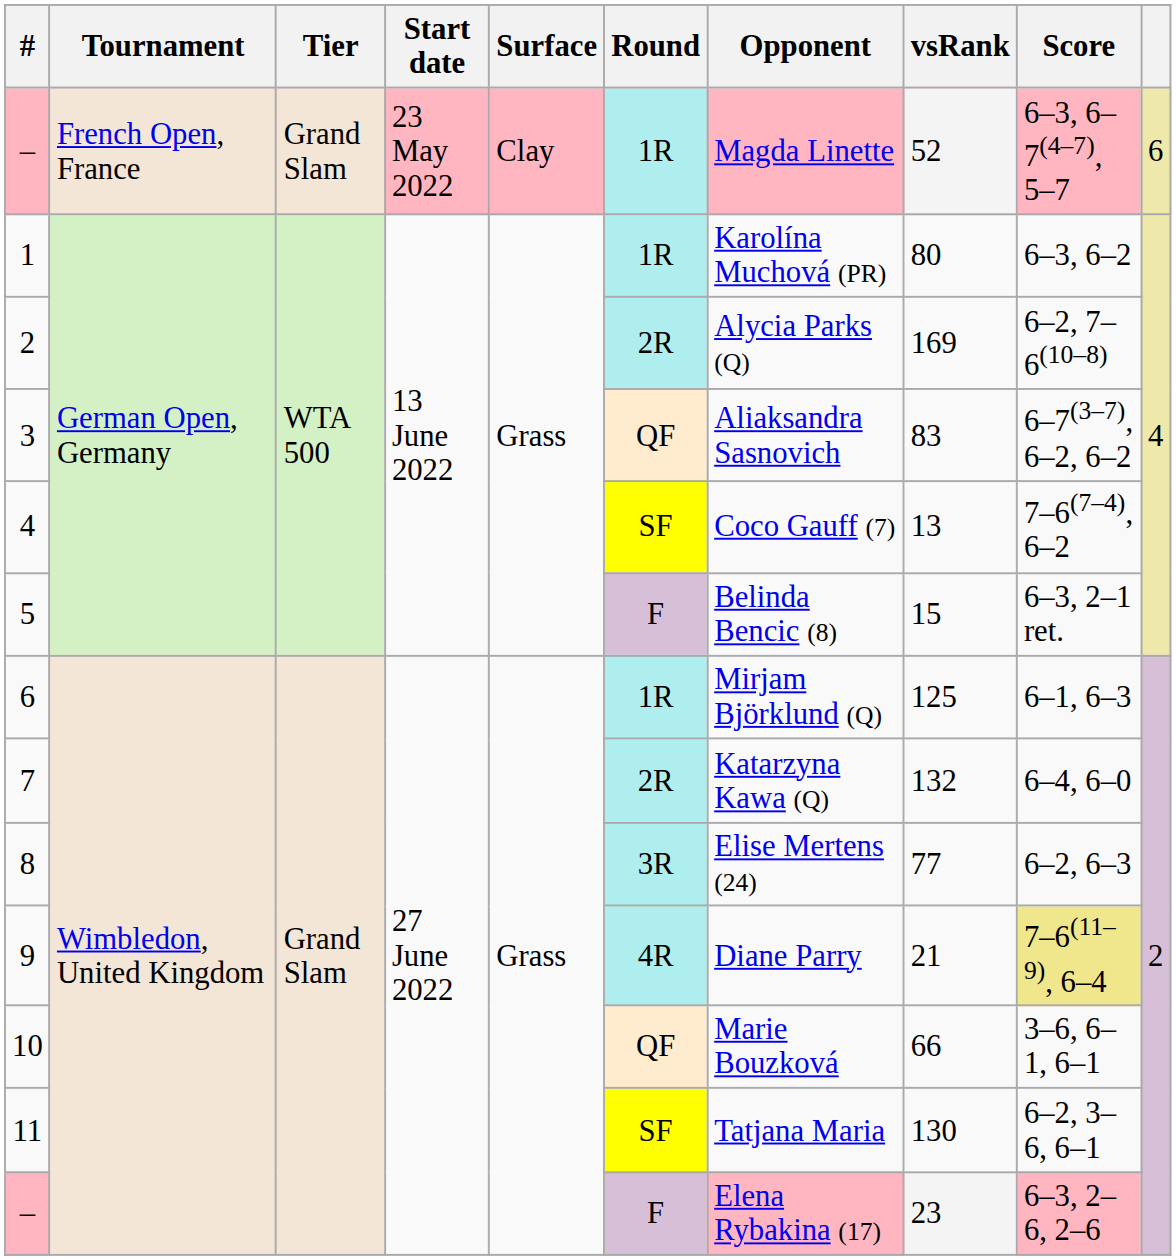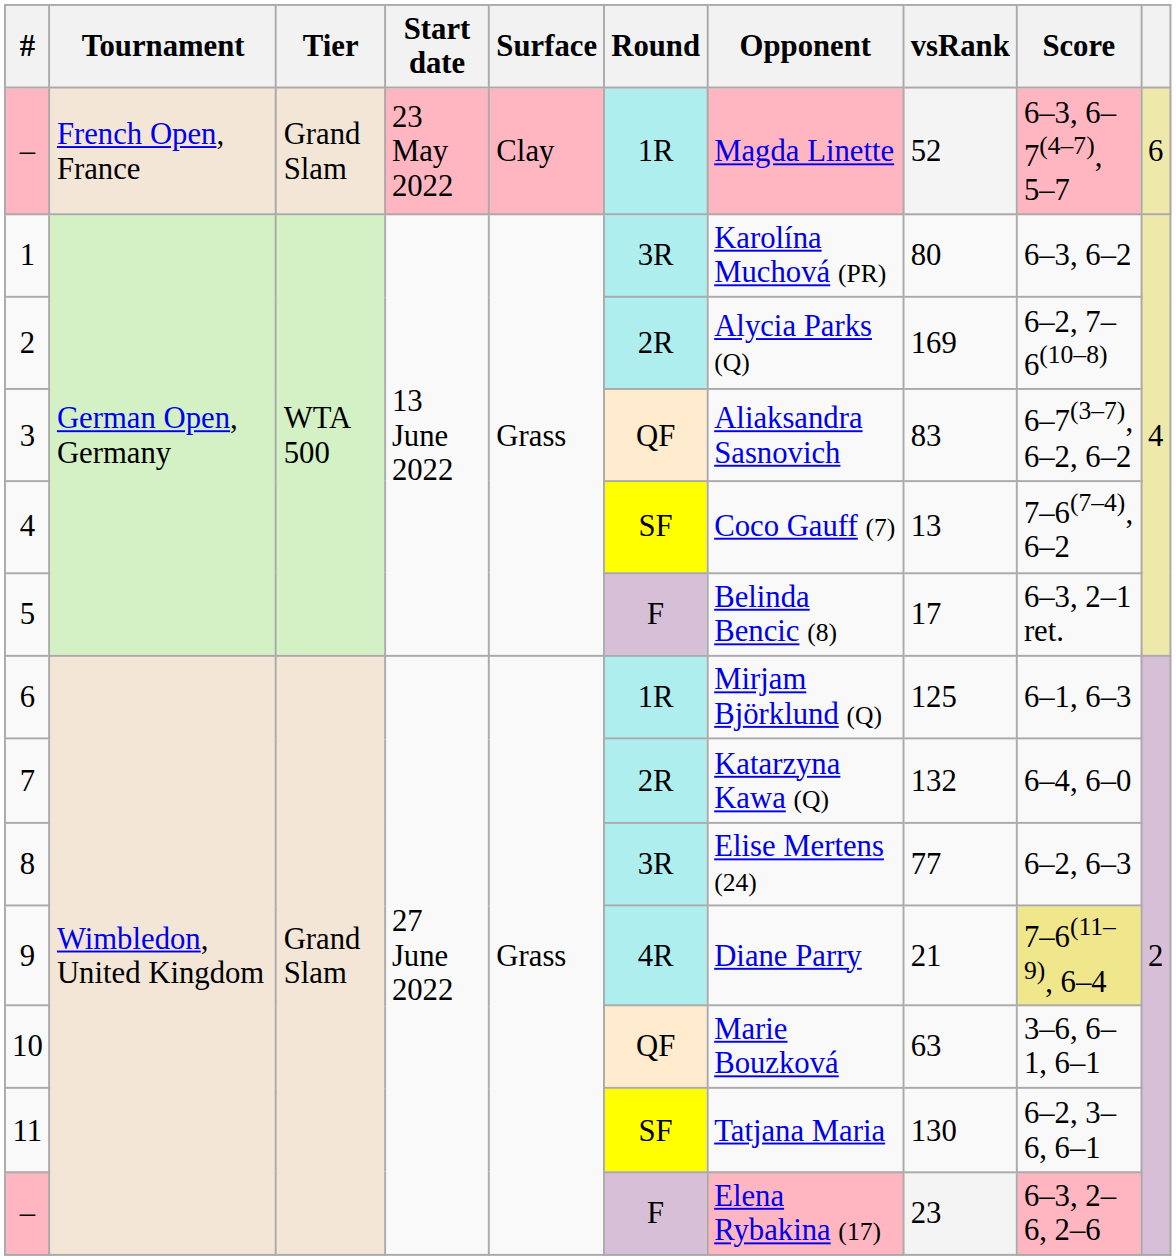(656, 255) 1R -> (656, 255) 3R
(926, 613) 15 -> (926, 613) 17
(926, 1046) 66 -> (926, 1046) 63
